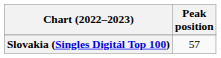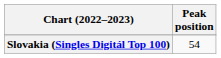(194, 44) 57 -> (194, 44) 54
